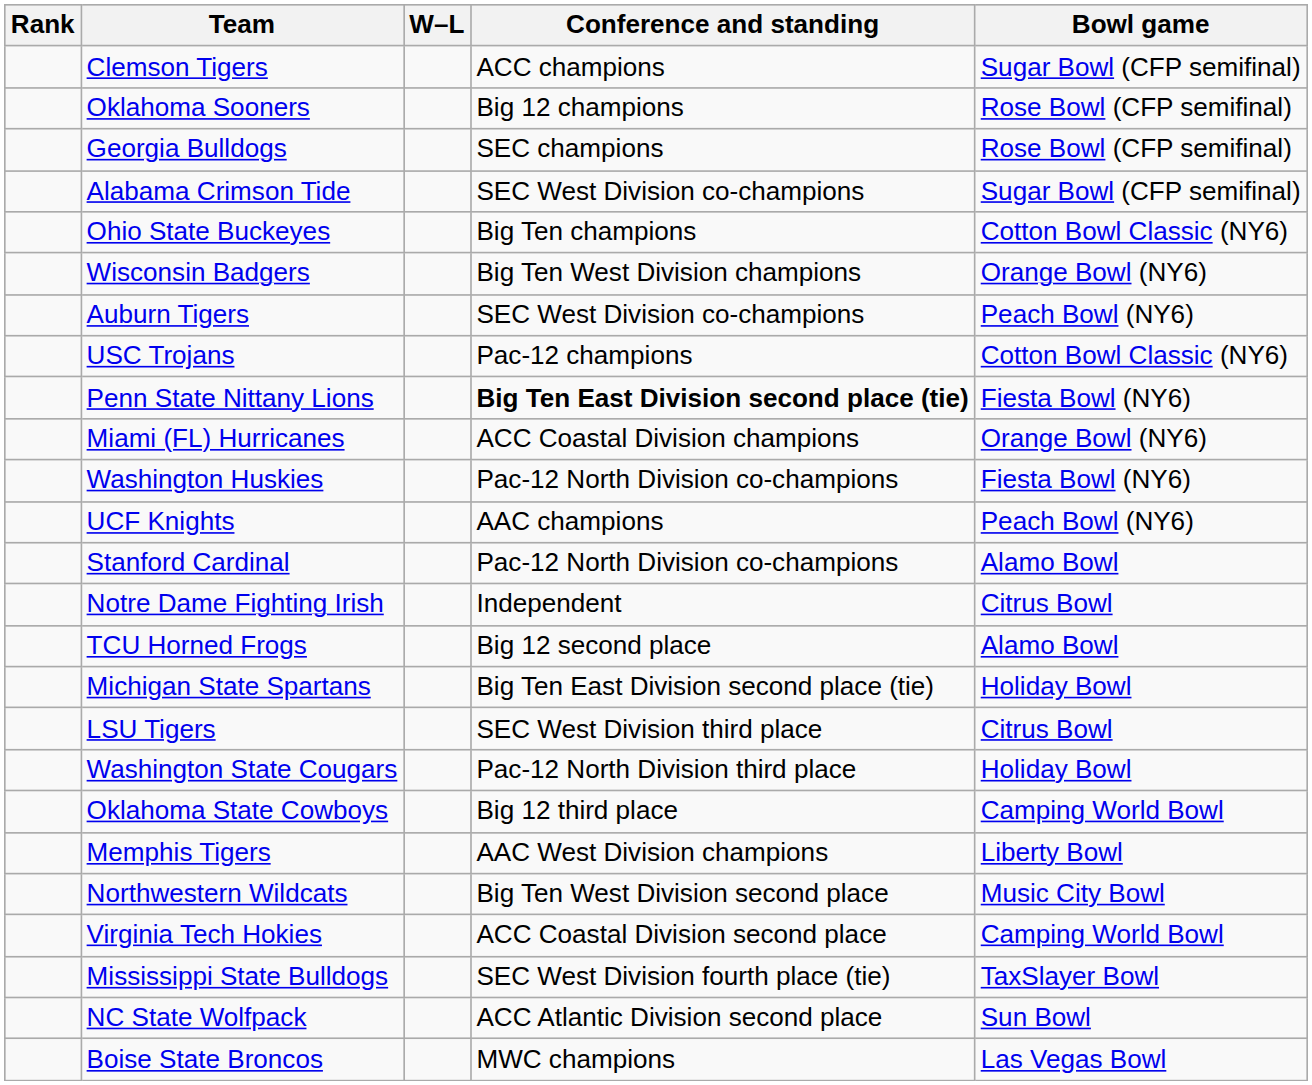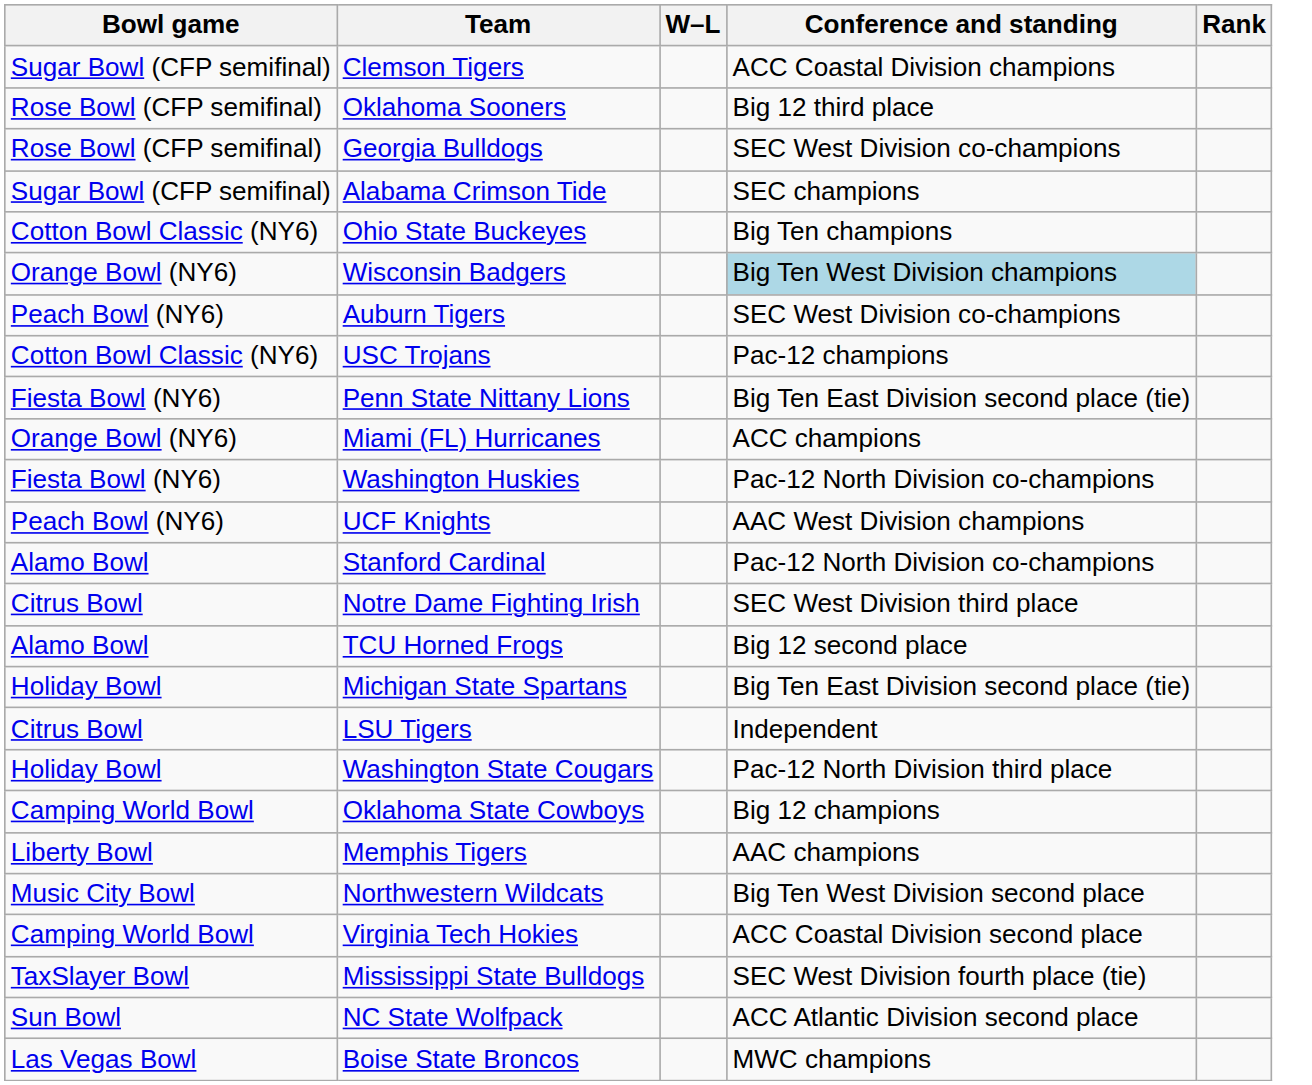columns swapped: (43, 25) <-> (1141, 25)
(571, 66) ACC champions -> (924, 66) ACC Coastal Division champions
(580, 107) Big 12 champions -> (833, 107) Big 12 third place
(570, 149) SEC champions -> (926, 149) SEC West Division co-champions
(670, 190) SEC West Division co-champions -> (826, 190) SEC champions
(669, 273) no background -> (925, 273) lightblue background
(723, 397) bold -> (961, 397) normal
(668, 438) ACC Coastal Division champions -> (827, 438) ACC champions
(570, 521) AAC champions -> (908, 521) AAC West Division champions
(549, 604) Independent -> (905, 604) SEC West Division third place
(649, 728) SEC West Division third place -> (805, 728) Independent
(577, 811) Big 12 third place -> (836, 811) Big 12 champions
(652, 852) AAC West Division champions -> (826, 852) AAC champions
